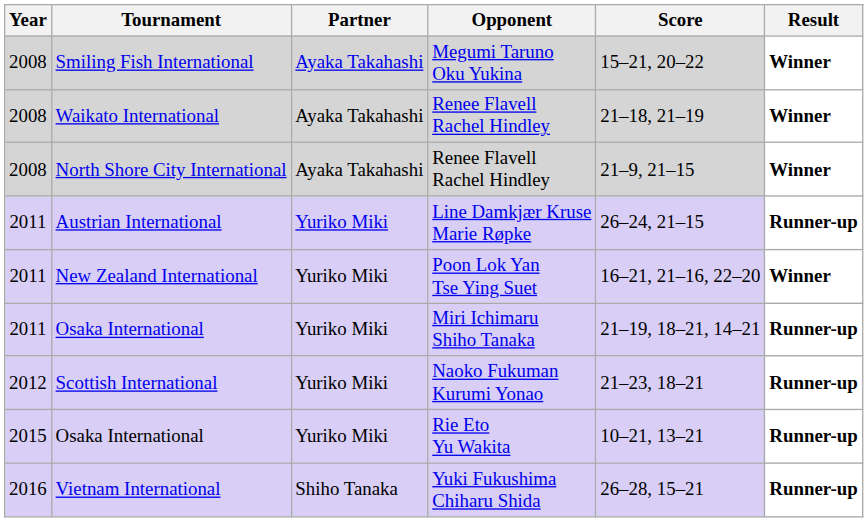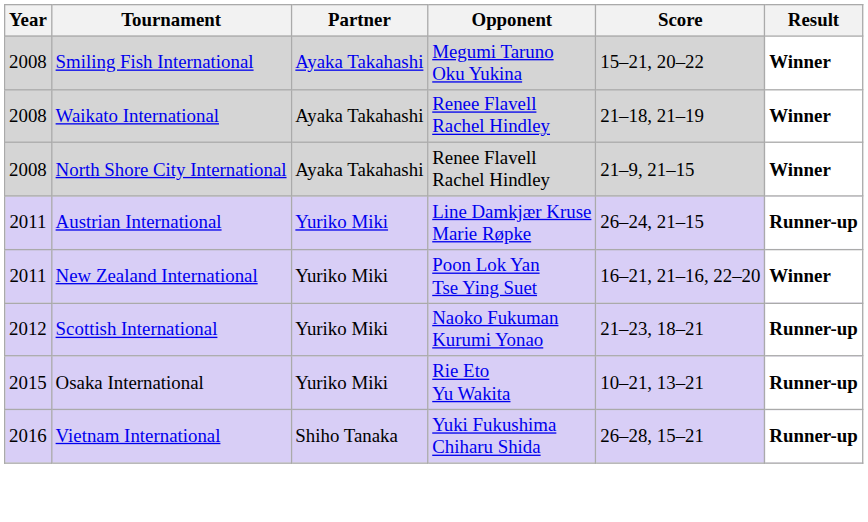- row: (130, 329)
